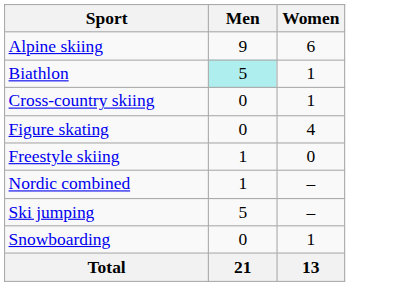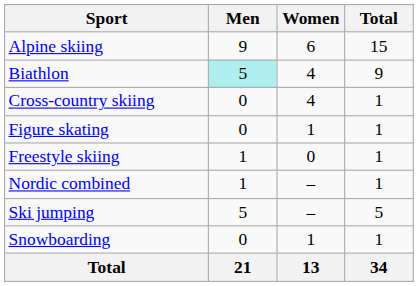+ column: (379, 18)
(311, 73) 1 -> (311, 73) 4
(311, 101) 1 -> (311, 101) 4
(311, 128) 4 -> (311, 128) 1
